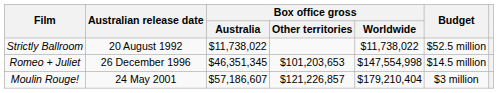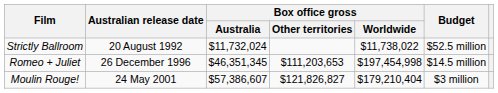(238, 46) $11,738,022 -> (238, 46) $11,732,024
(312, 63) $101,203,653 -> (312, 63) $111,203,653
(390, 63) $147,554,998 -> (390, 63) $197,454,998
(238, 79) $57,186,607 -> (238, 79) $57,386,607
(312, 79) $121,226,857 -> (312, 79) $121,826,827
